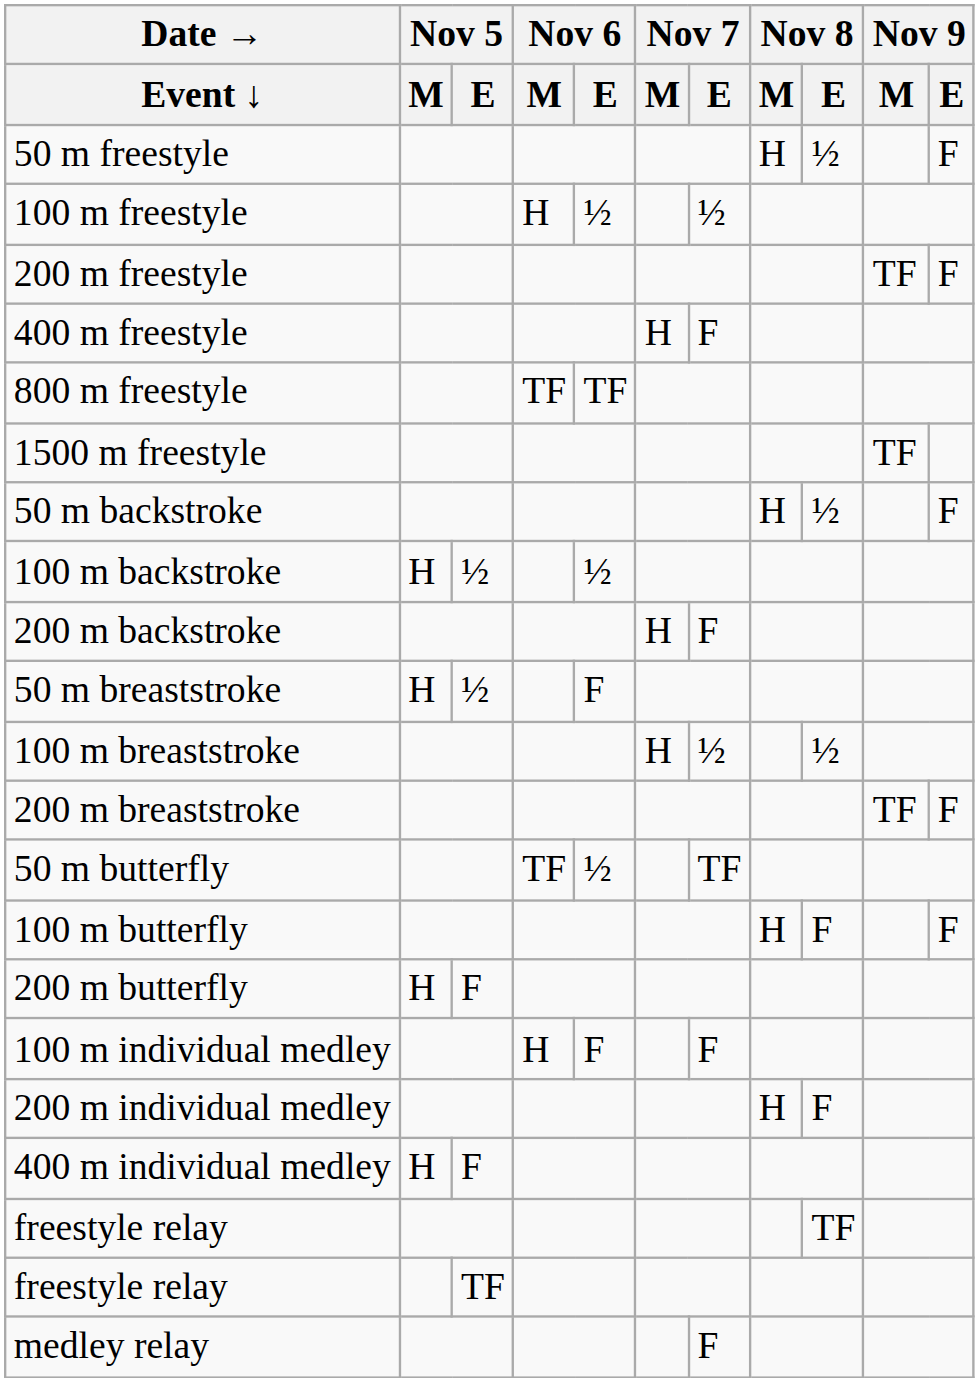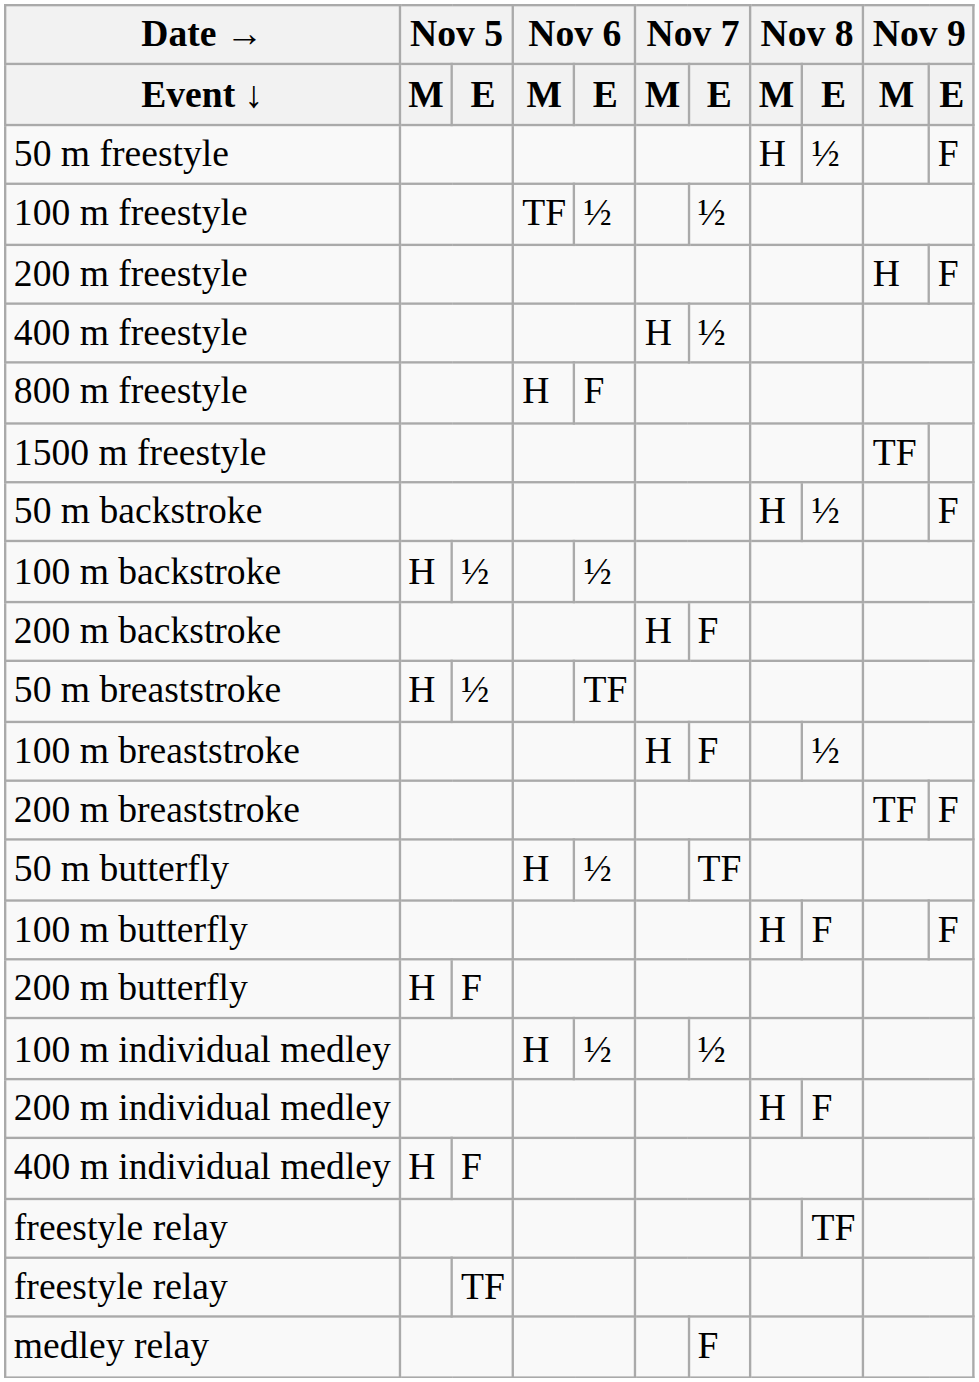(536, 213) H -> (544, 213) TF
(895, 272) TF -> (886, 272) H
(708, 332) F -> (712, 332) ½
(544, 392) TF -> (536, 392) H
(605, 392) TF -> (594, 392) F
(594, 690) F -> (605, 690) TF
(712, 749) ½ -> (708, 749) F
(544, 869) TF -> (536, 869) H
(594, 1048) F -> (598, 1048) ½
(708, 1048) F -> (712, 1048) ½
